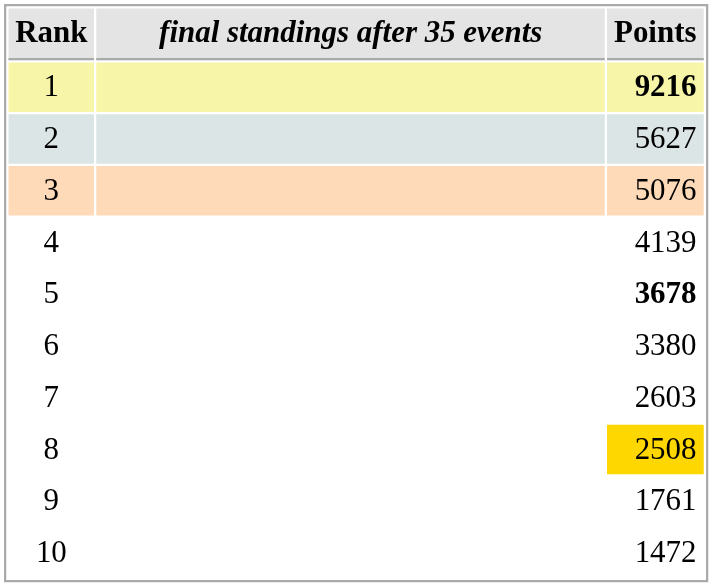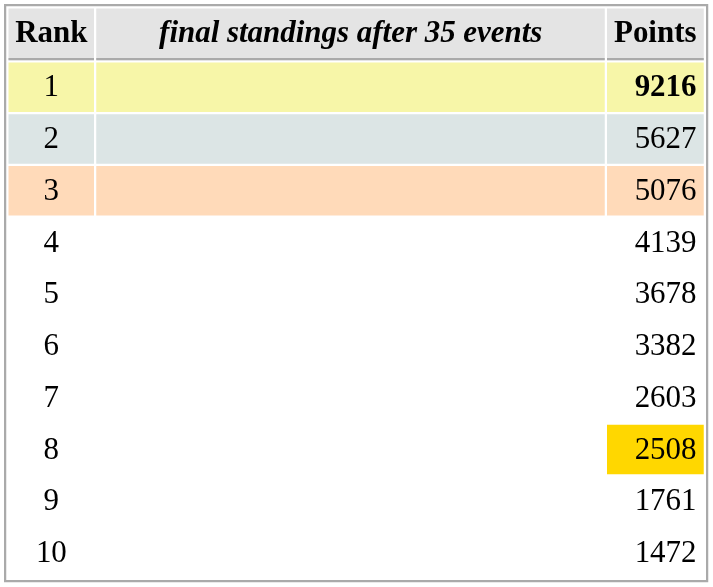(666, 293) bold -> (666, 293) normal
(666, 345) 3380 -> (666, 345) 3382
